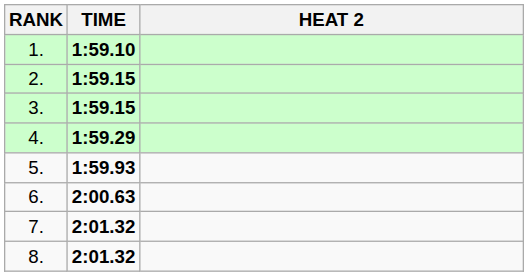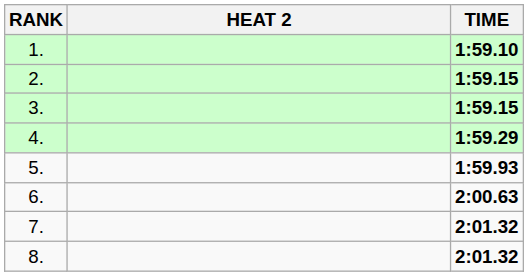columns swapped: (331, 20) <-> (104, 20)
